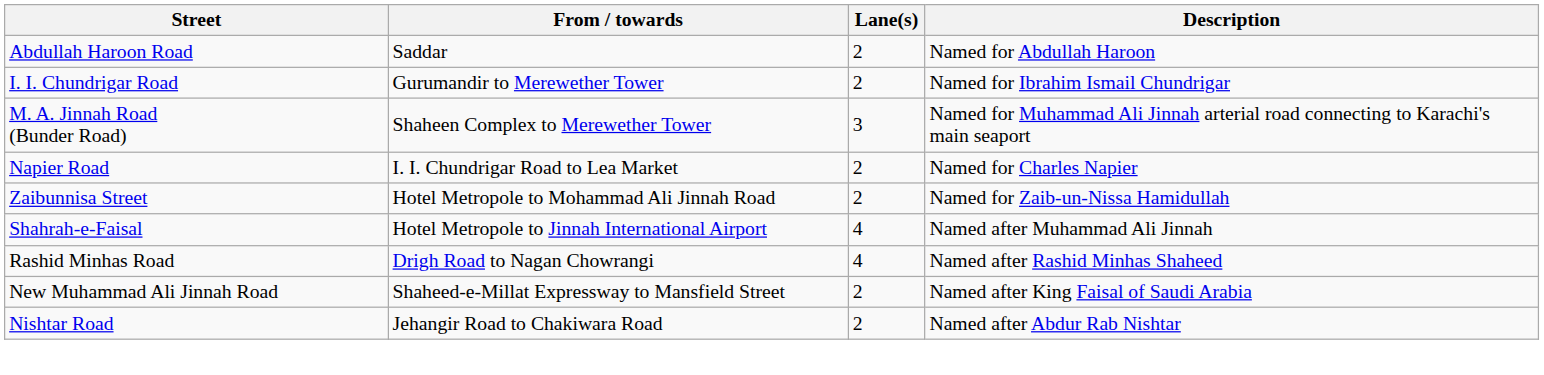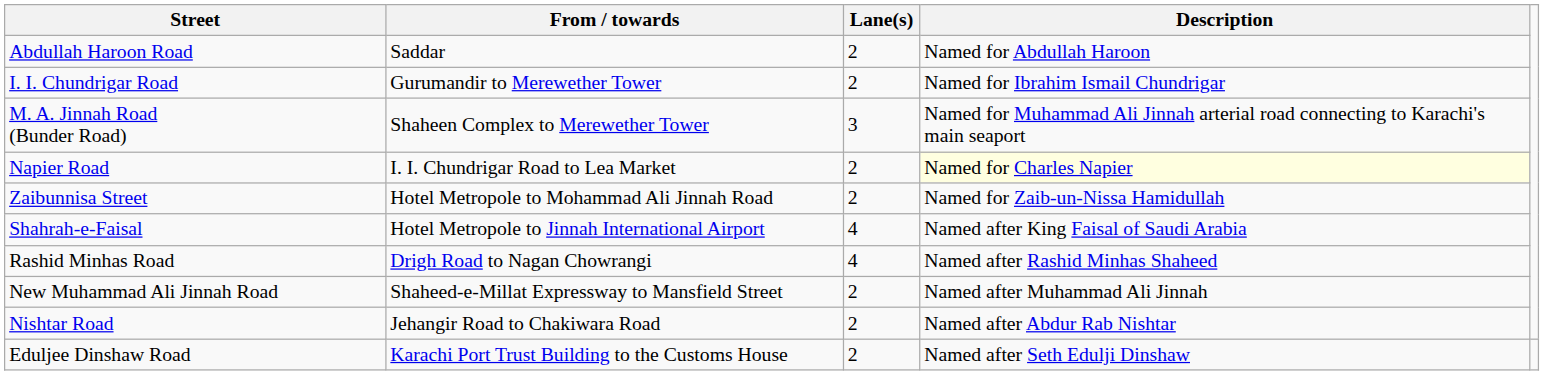(1034, 167) no background -> (1028, 167) lightyellow background
(1071, 229) Named after Muhammad Ali Jinnah -> (1086, 229) Named after King Faisal of Saudi Arabia
(1091, 291) Named after King Faisal of Saudi Arabia -> (1066, 291) Named after Muhammad Ali Jinnah
+ row: (100, 354)
